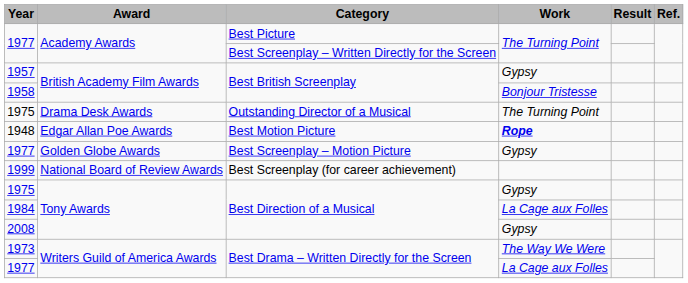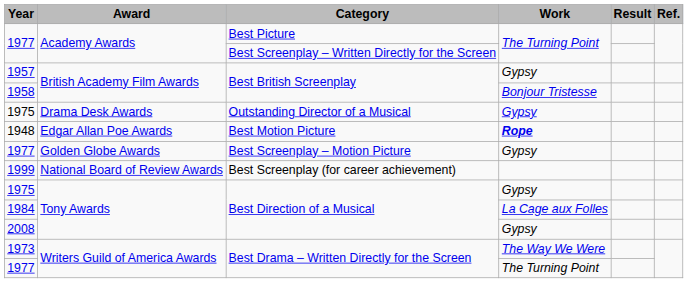(550, 111) The Turning Point -> (519, 111) Gypsy
(555, 268) La Cage aux Folles -> (550, 268) The Turning Point
